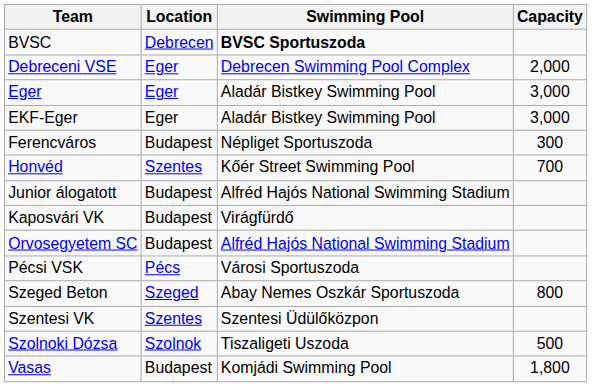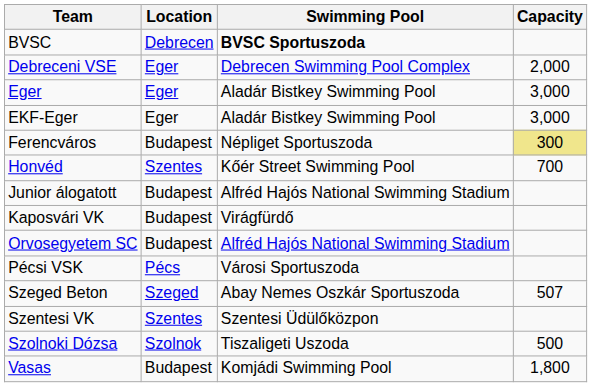(550, 142) no background -> (550, 142) khaki background
(550, 293) 800 -> (550, 293) 507
